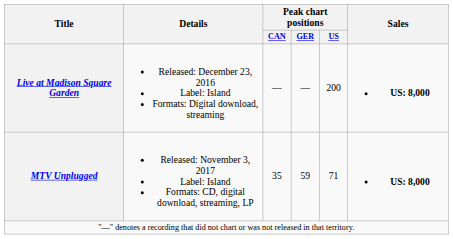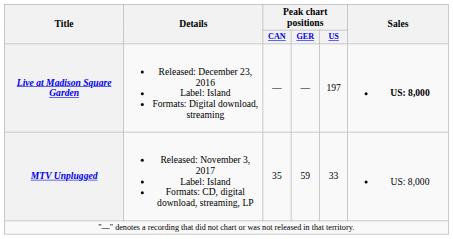(334, 88) 200 -> (334, 88) 197
(334, 176) 71 -> (334, 176) 33
(398, 182) bold -> (398, 182) normal
